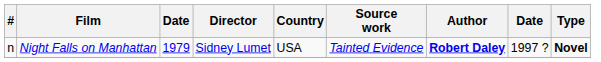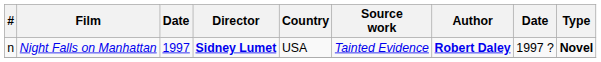(176, 47) 1979 -> (176, 47) 1997
(233, 47) normal -> (236, 47) bold
